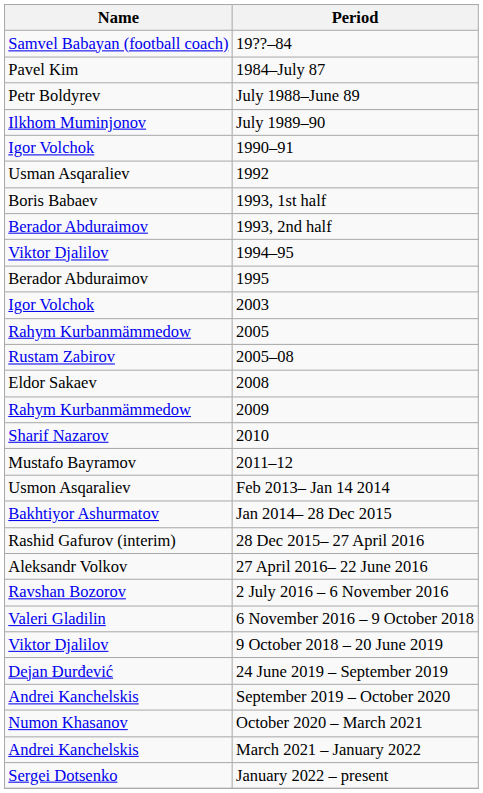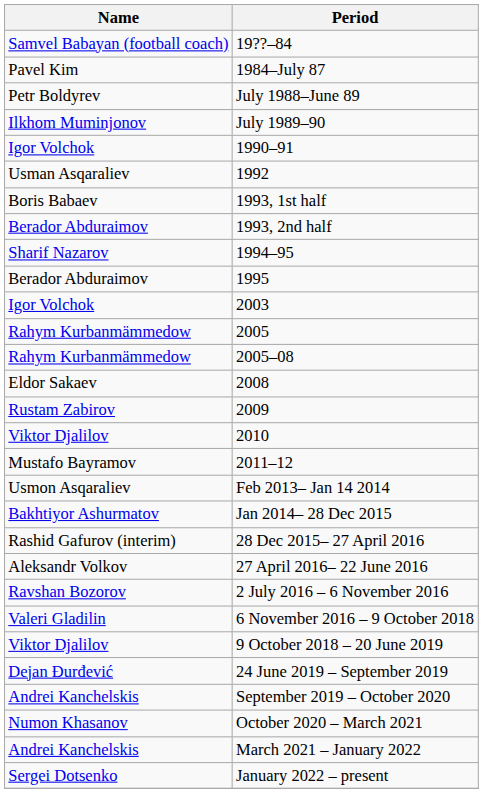(58, 252) Viktor Djalilov -> (58, 252) Sharif Nazarov
(62, 357) Rustam Zabirov -> (100, 357) Rahym Kurbanmämmedow
(100, 409) Rahym Kurbanmämmedow -> (62, 409) Rustam Zabirov
(58, 435) Sharif Nazarov -> (58, 435) Viktor Djalilov
